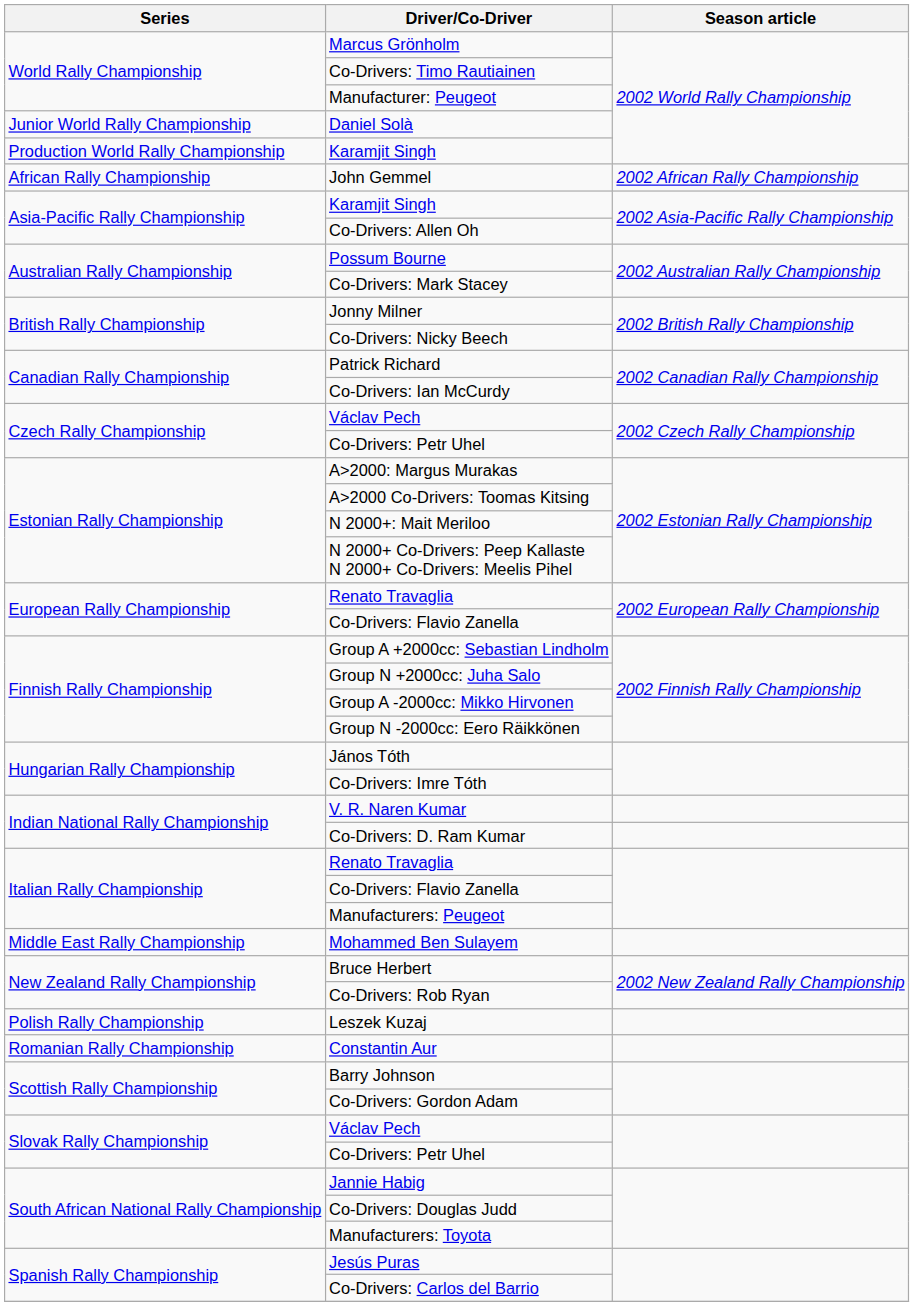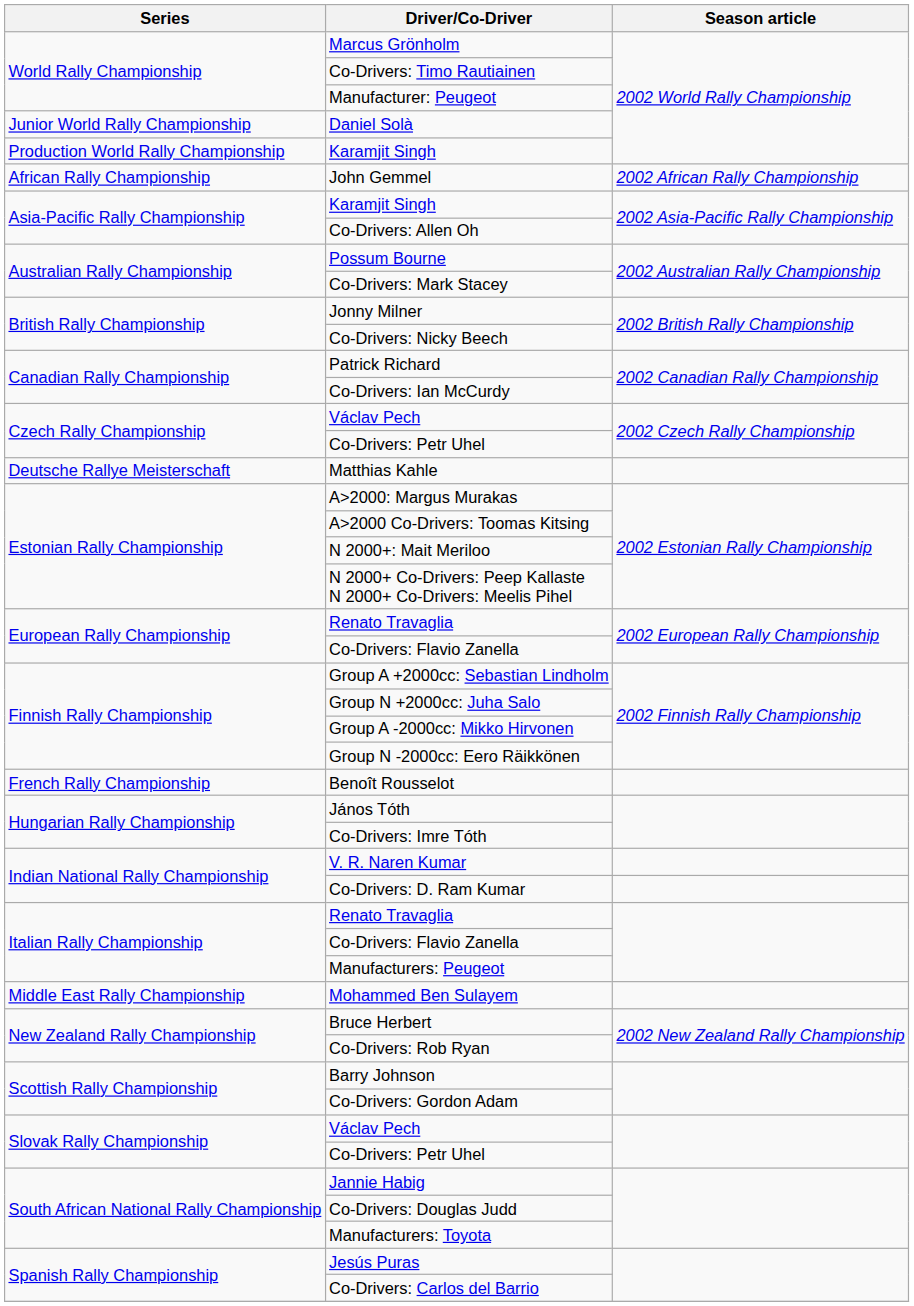+ row: (119, 470)
+ row: (109, 782)
- row: (106, 1022)
- row: (121, 1048)
